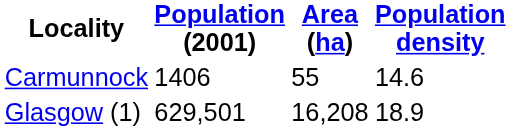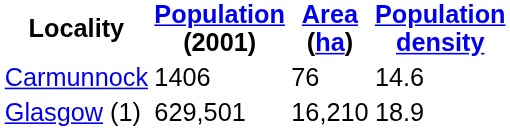(305, 77) 55 -> (305, 77) 76
(330, 112) 16,208 -> (330, 112) 16,210
